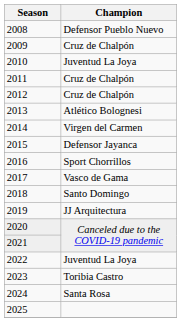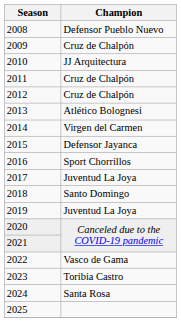(100, 62) Juventud La Joya -> (95, 62) JJ Arquitectura
(96, 177) Vasco de Gama -> (100, 177) Juventud La Joya
(95, 210) JJ Arquitectura -> (100, 210) Juventud La Joya
(100, 260) Juventud La Joya -> (96, 260) Vasco de Gama
